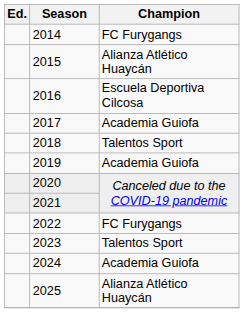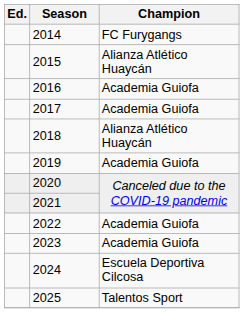(153, 95) Escuela Deportiva Cilcosa -> (150, 88) Academia Guiofa
(142, 143) Talentos Sport -> (145, 136) Alianza Atlético Huaycán
(142, 223) FC Furygangs -> (150, 223) Academia Guiofa
(142, 243) Talentos Sport -> (150, 243) Academia Guiofa
(150, 263) Academia Guiofa -> (153, 270) Escuela Deportiva Cilcosa
(145, 290) Alianza Atlético Huaycán -> (142, 297) Talentos Sport
